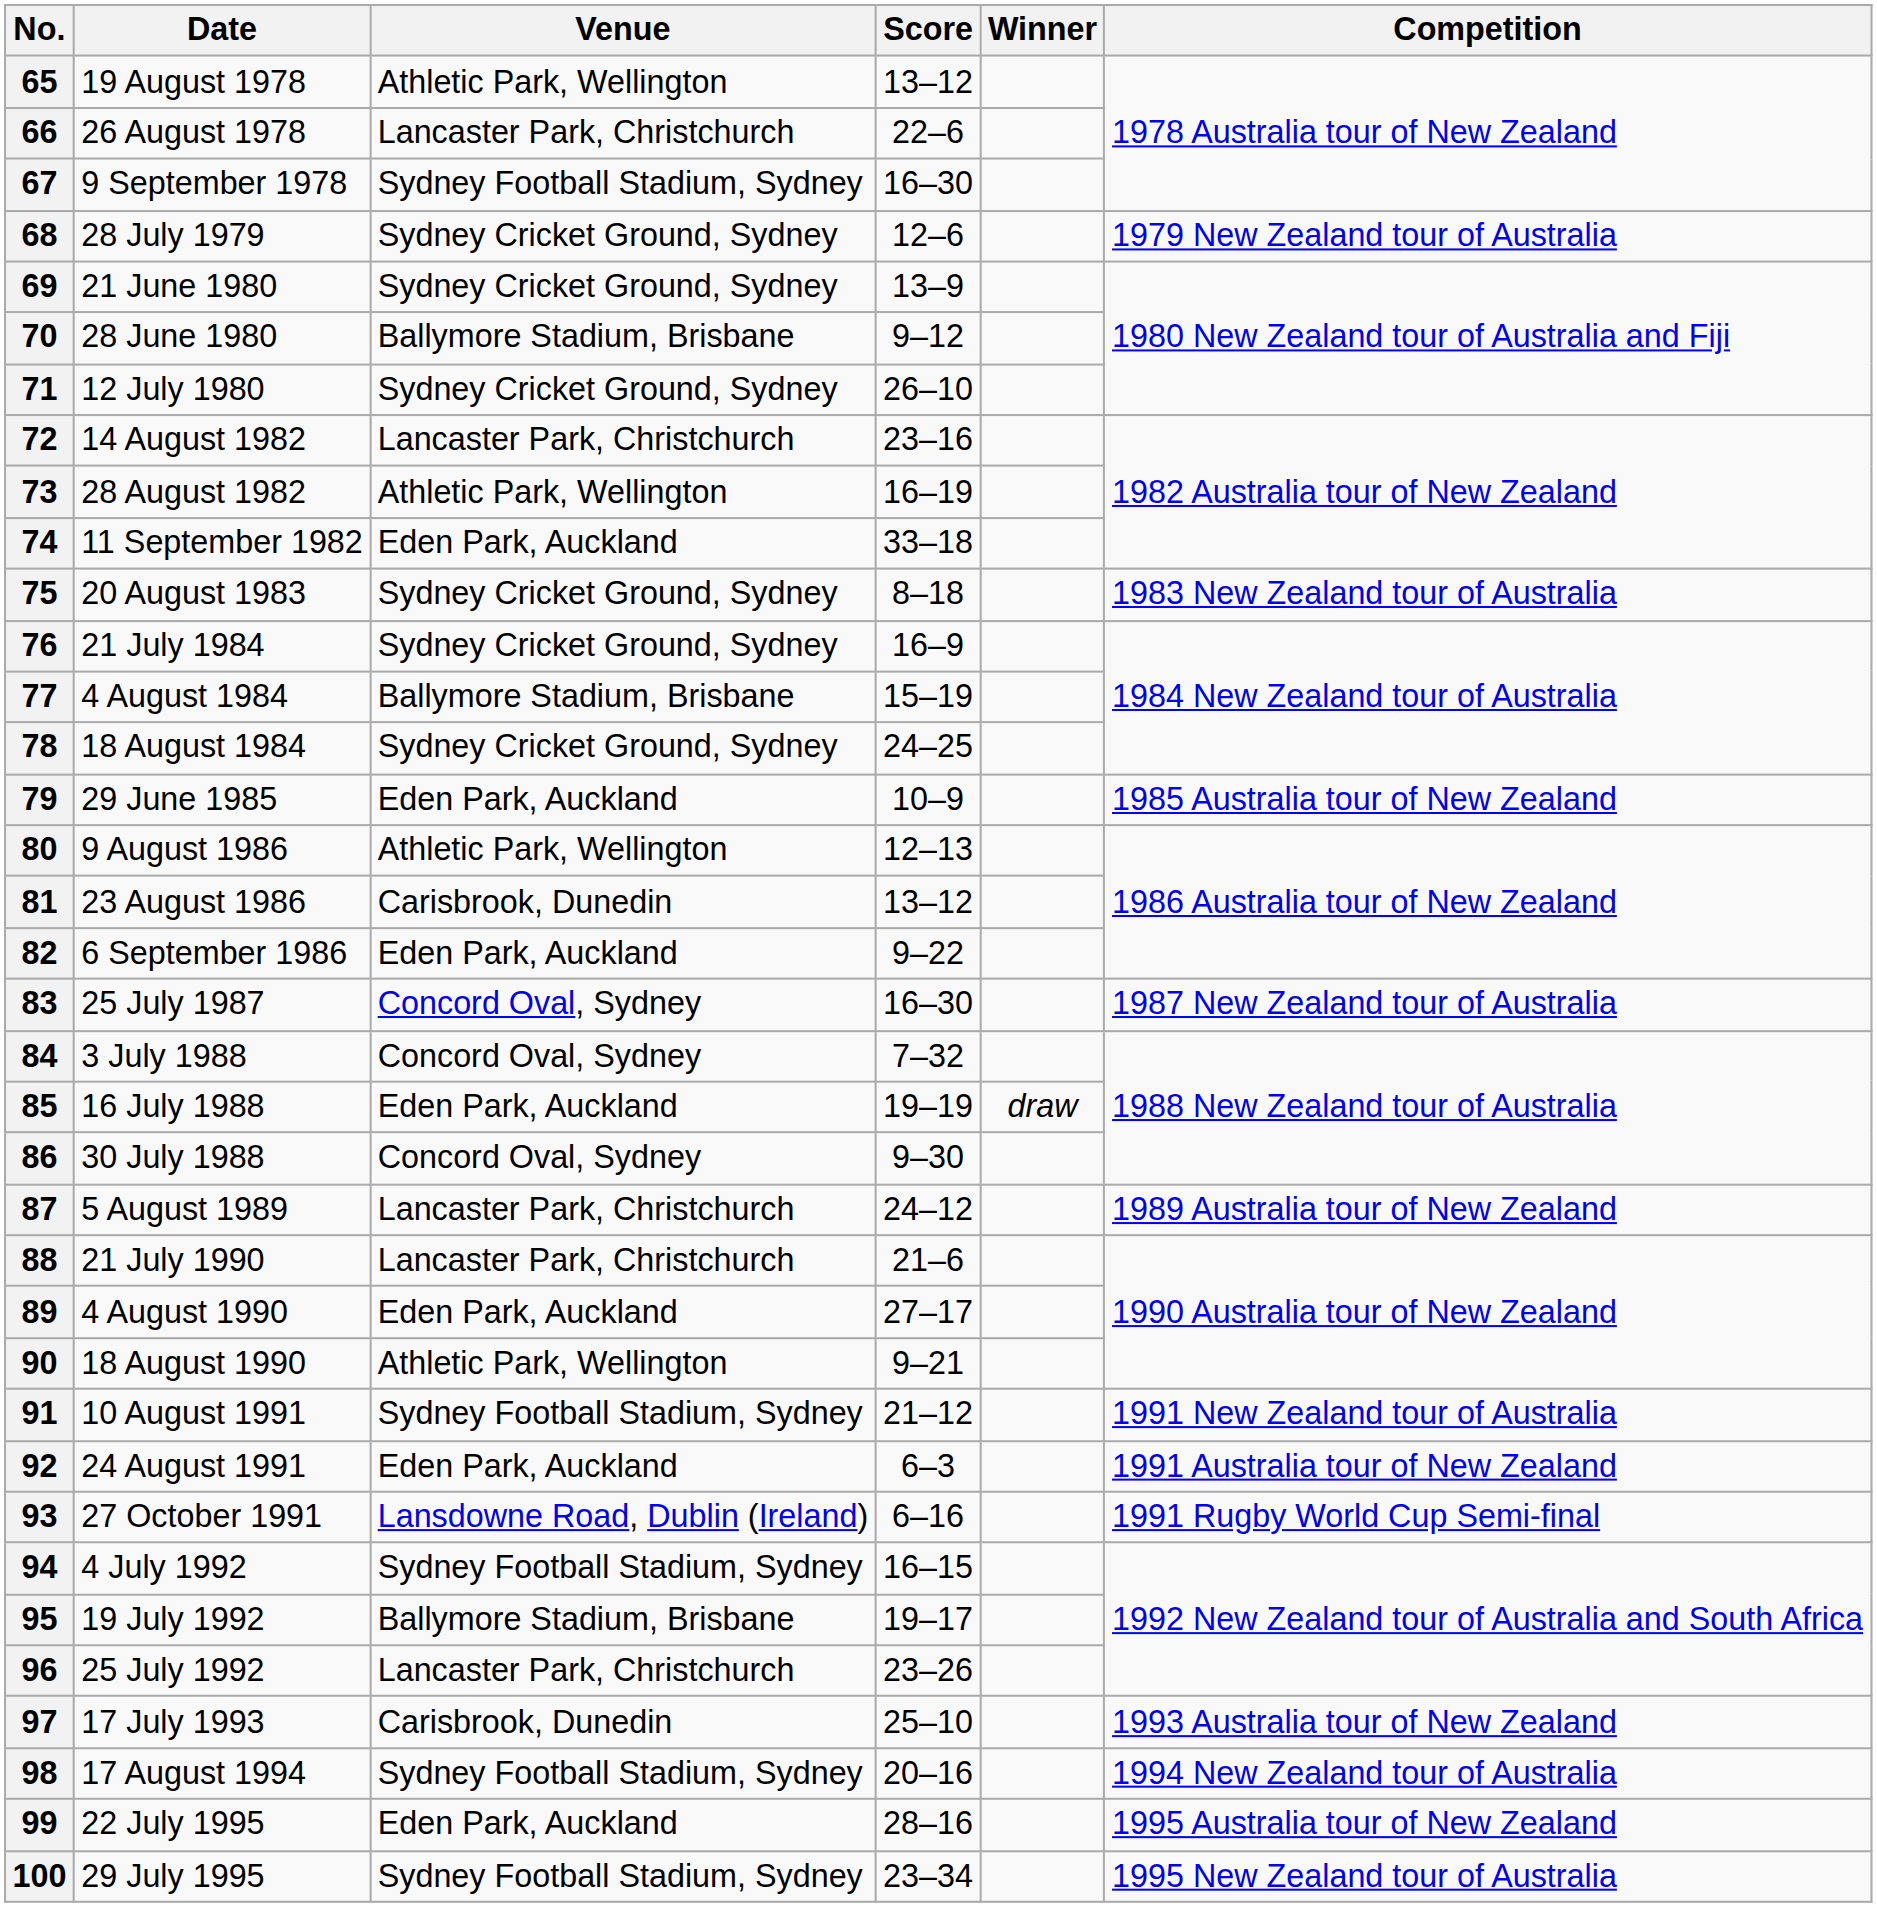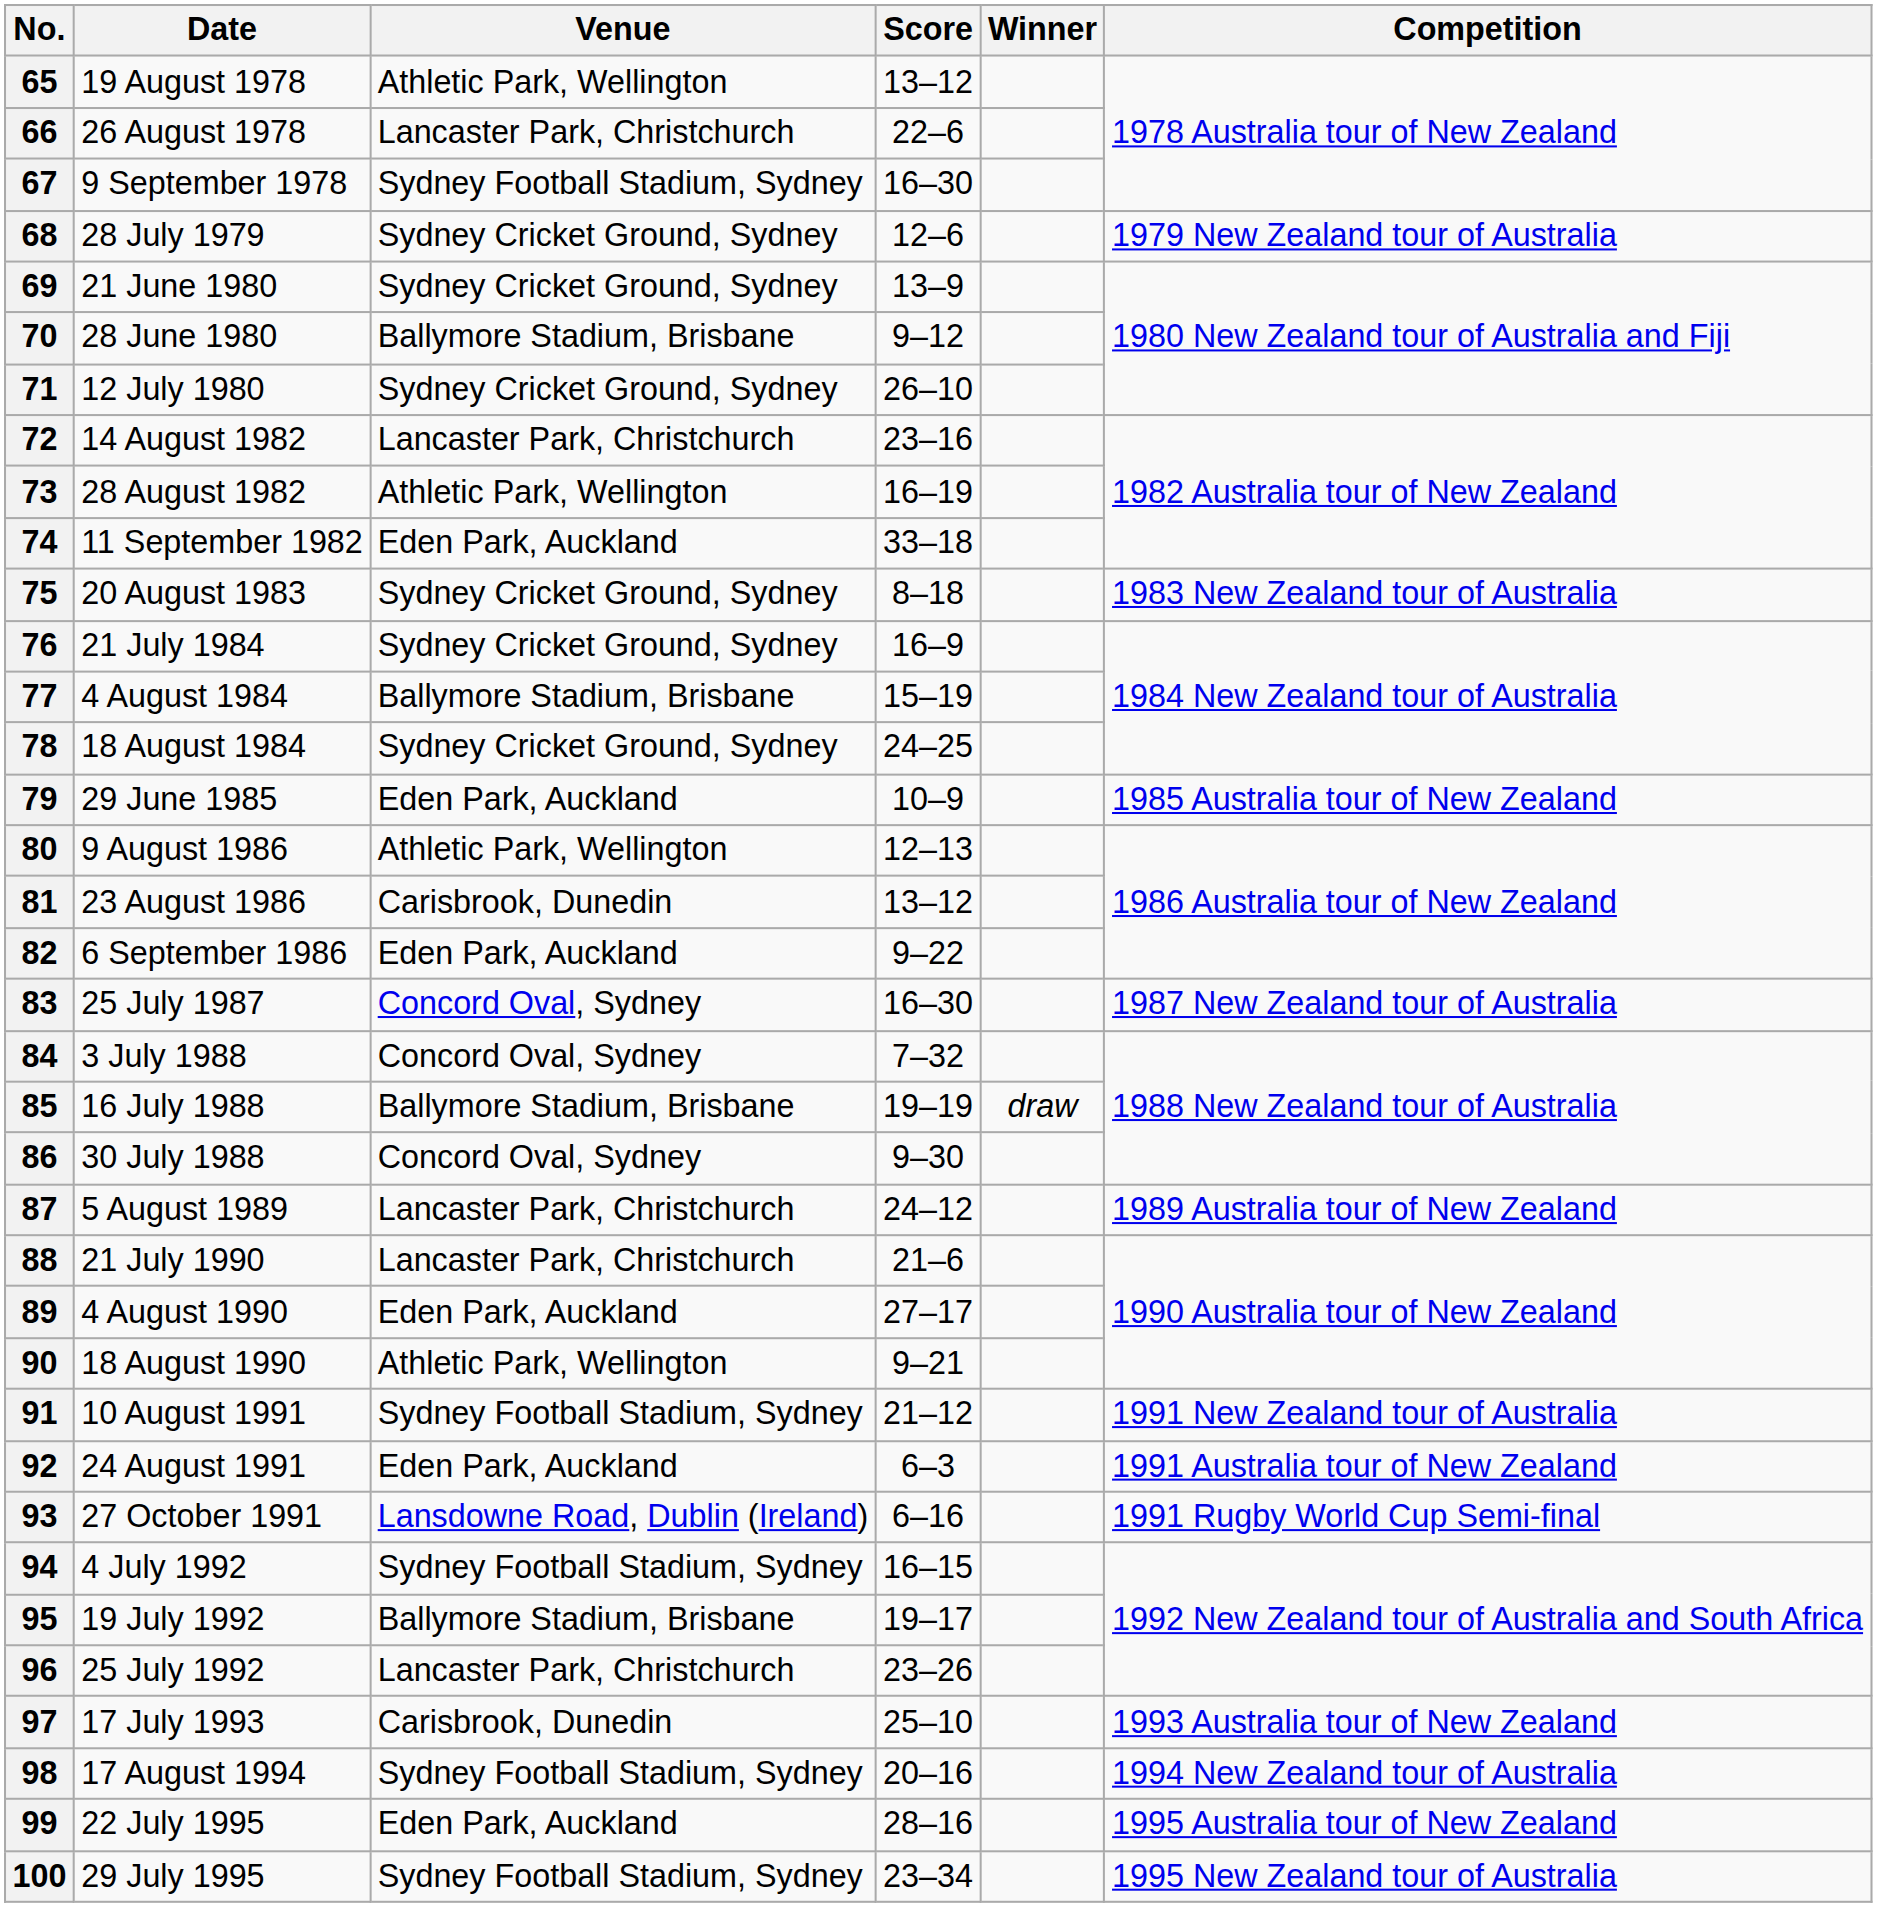(528, 1106) Eden Park, Auckland -> (586, 1106) Ballymore Stadium, Brisbane
